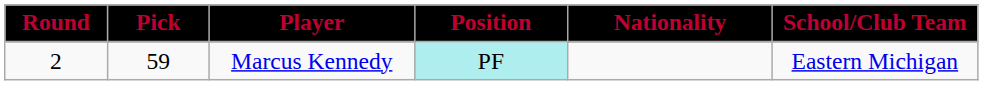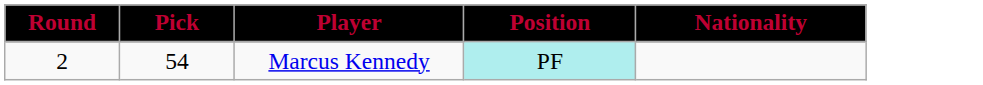- column: (875, 23)
(158, 60) 59 -> (177, 60) 54
